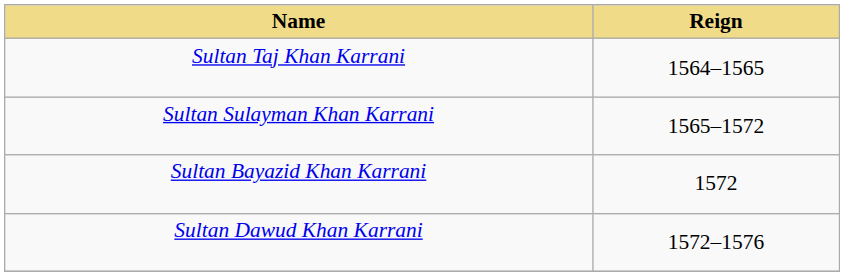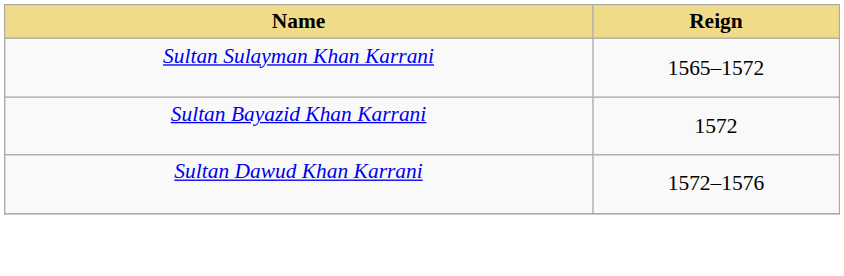- row: (299, 55)
